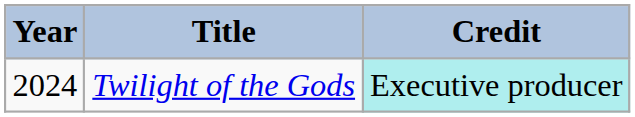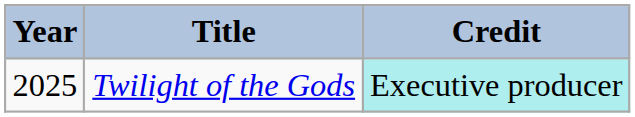(45, 84) 2024 -> (45, 84) 2025
